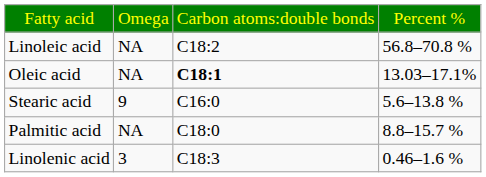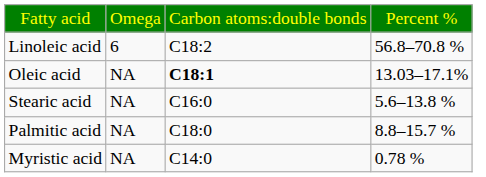(131, 46) NA -> (114, 46) 6
(122, 102) 9 -> (123, 102) NA
- row: (59, 158)
+ row: (55, 158)
